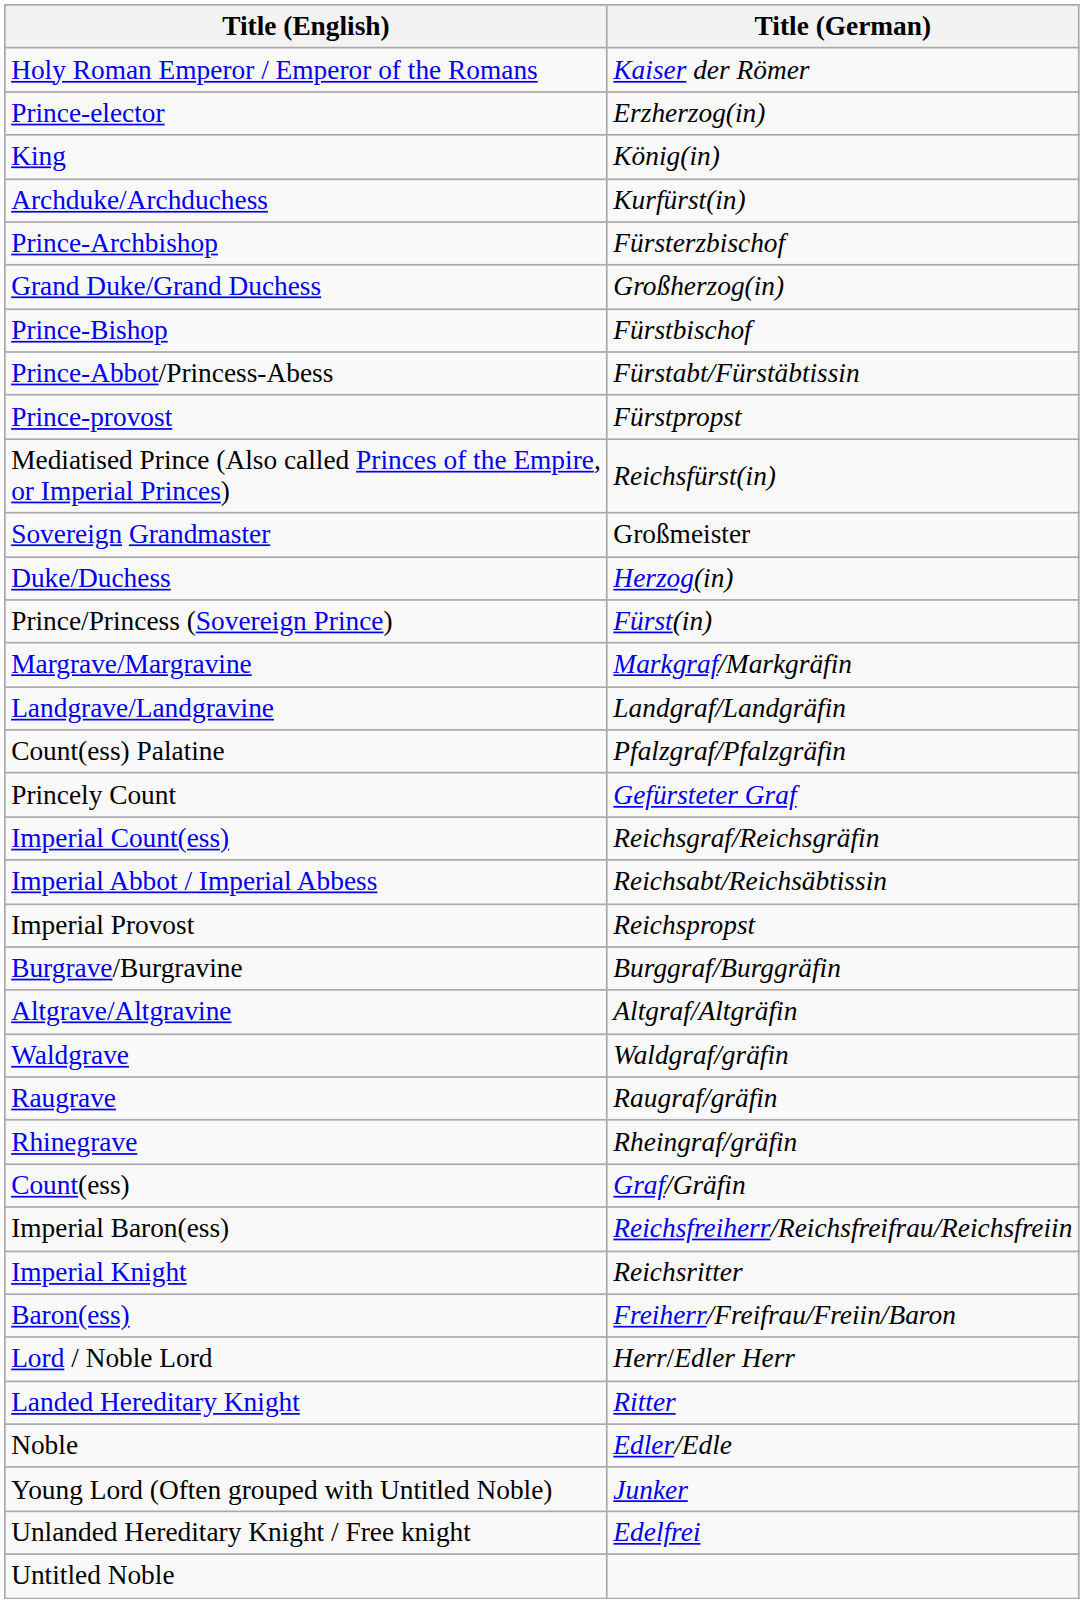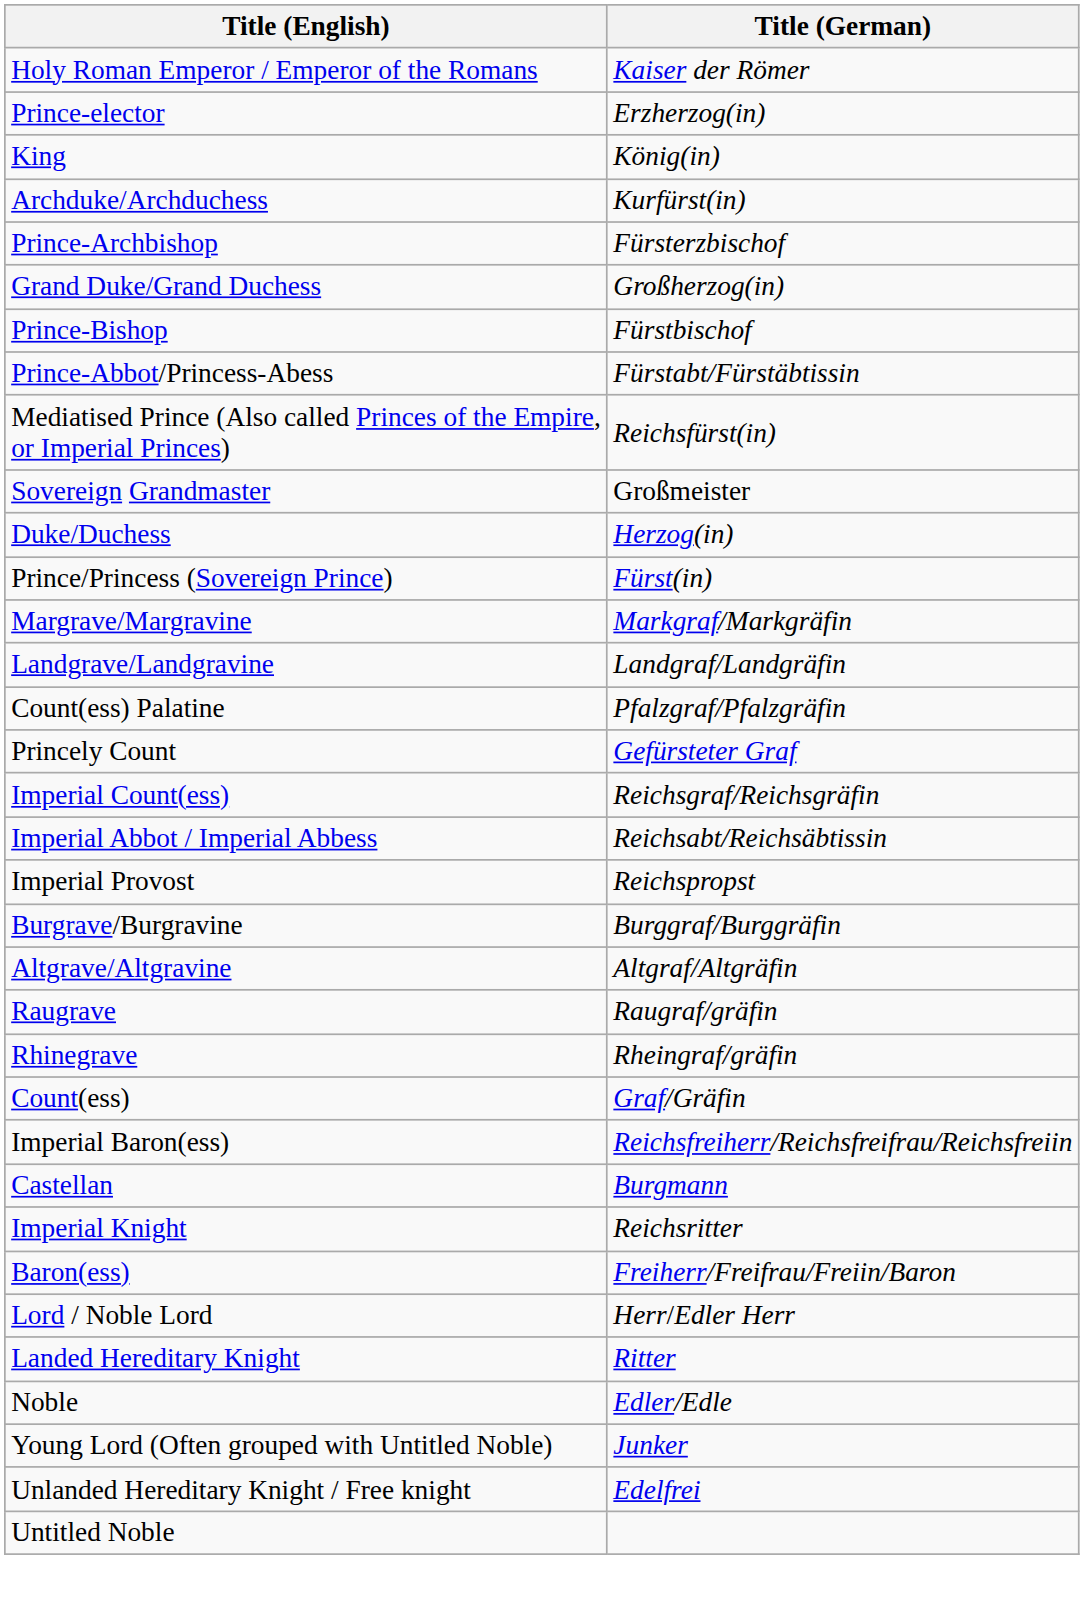- row: (92, 416)
- row: (70, 1054)
+ row: (62, 1185)
